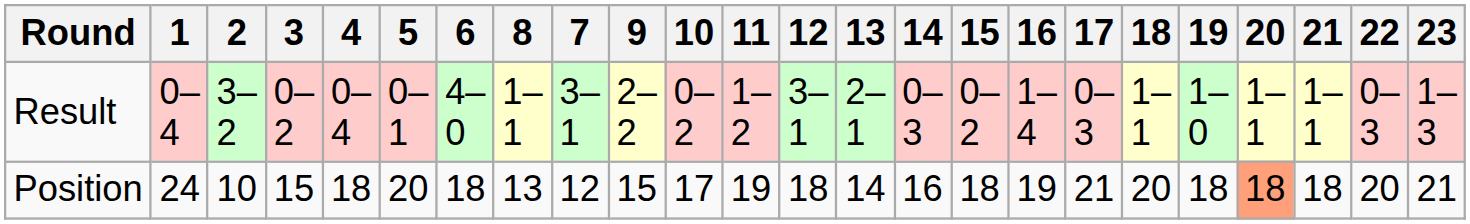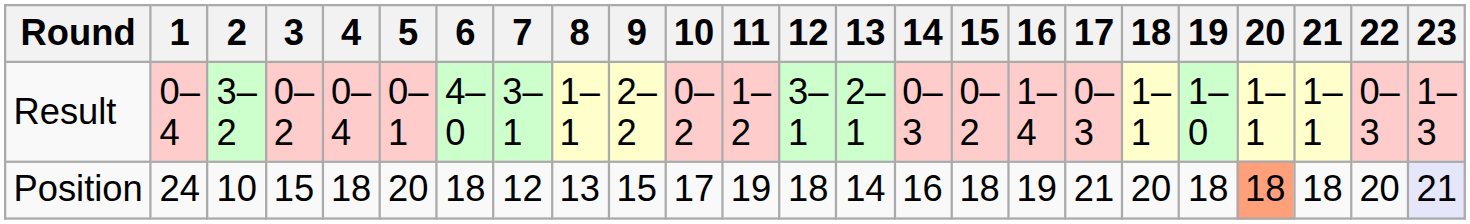columns swapped: (580, 33) <-> (522, 33)
(1437, 189) no background -> (1437, 189) lavender background
